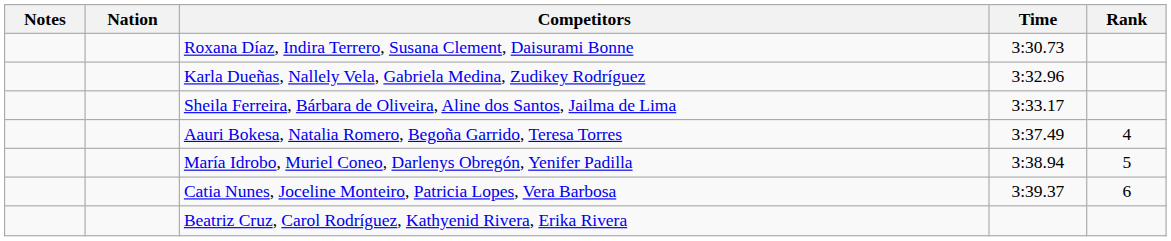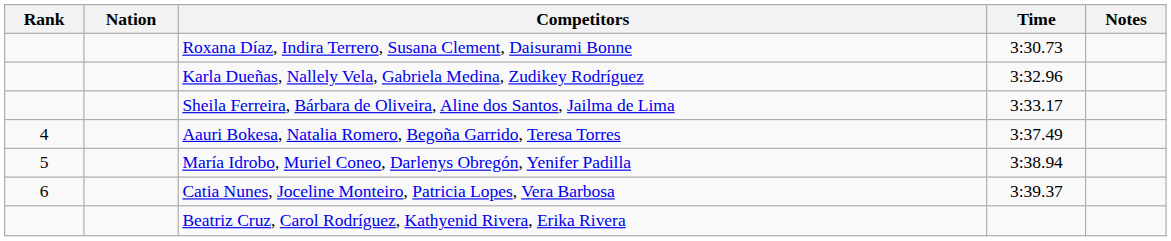columns swapped: (1127, 19) <-> (45, 19)
